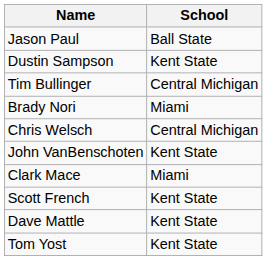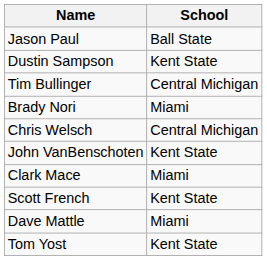(184, 221) Kent State -> (169, 221) Miami
